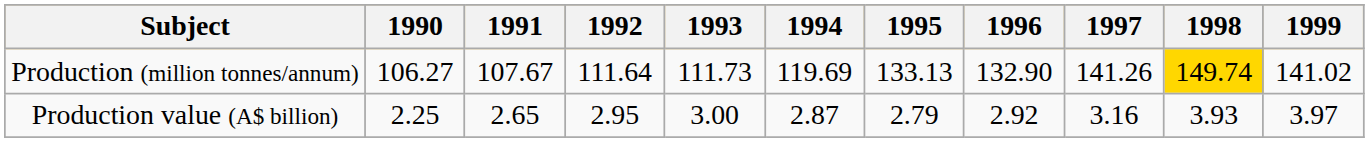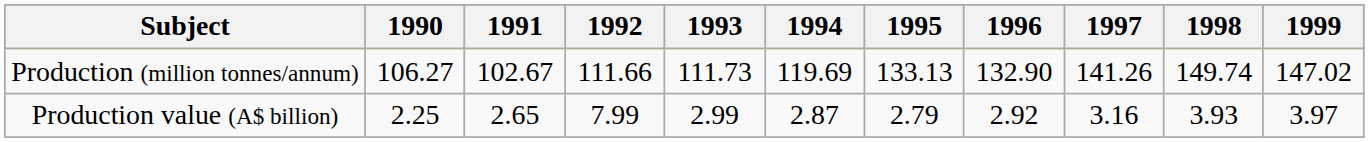(515, 70) 107.67 -> (515, 70) 102.67
(615, 70) 111.64 -> (615, 70) 111.66
(1214, 70) gold background -> (1214, 70) no background
(1314, 70) 141.02 -> (1314, 70) 147.02
(615, 114) 2.95 -> (615, 114) 7.99
(715, 114) 3.00 -> (715, 114) 2.99
